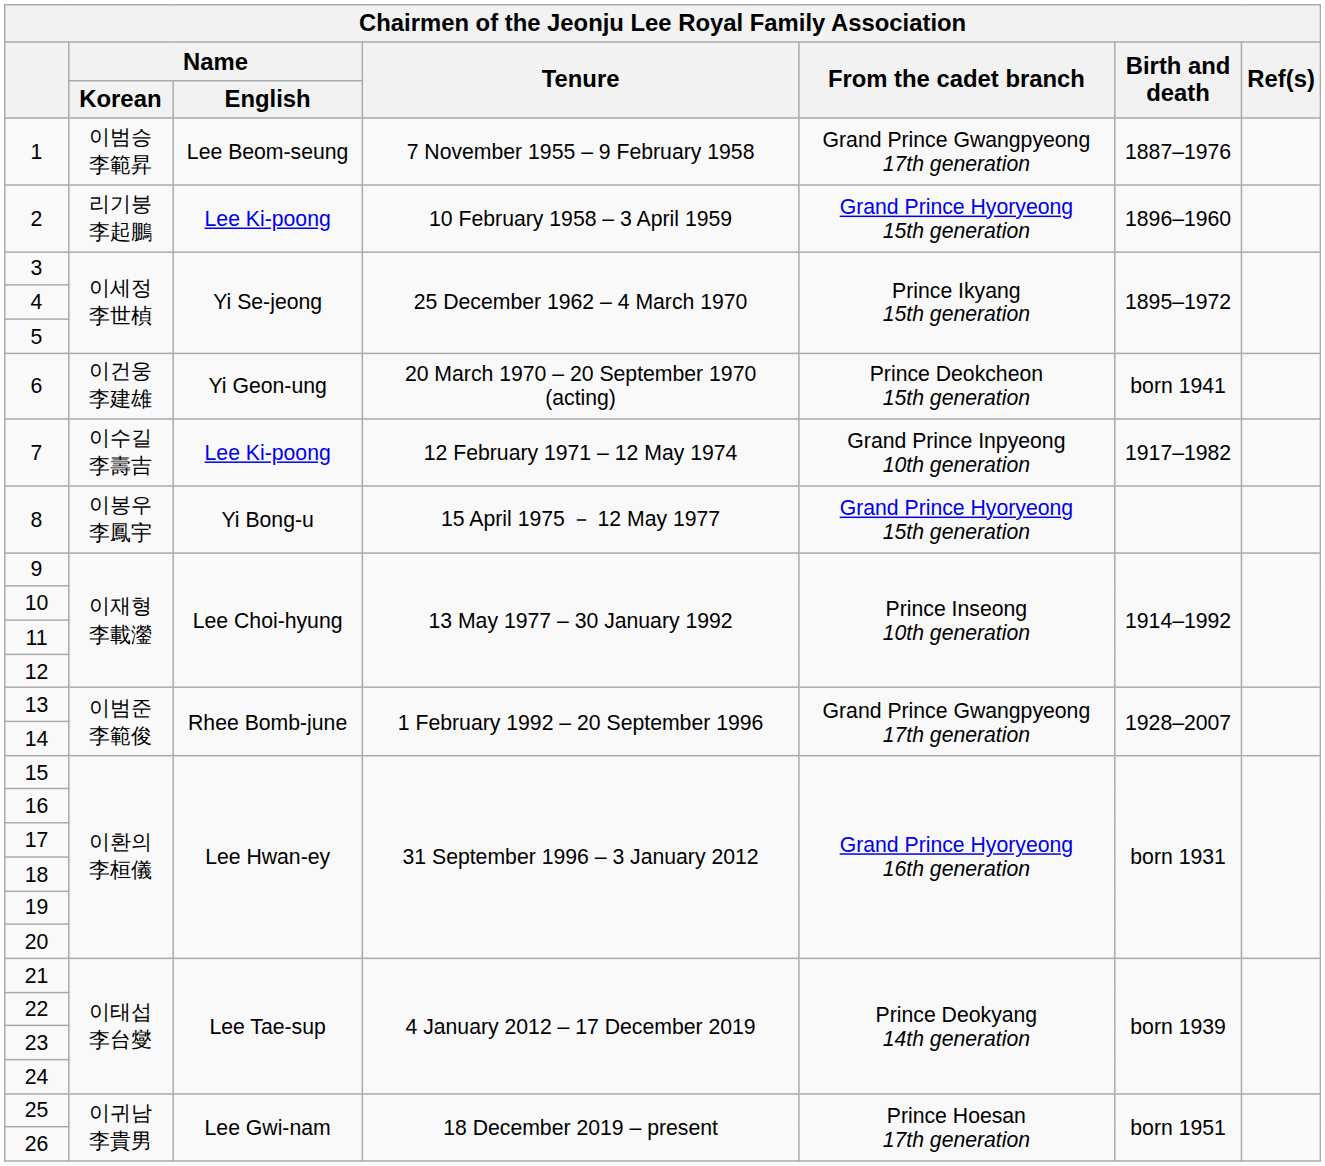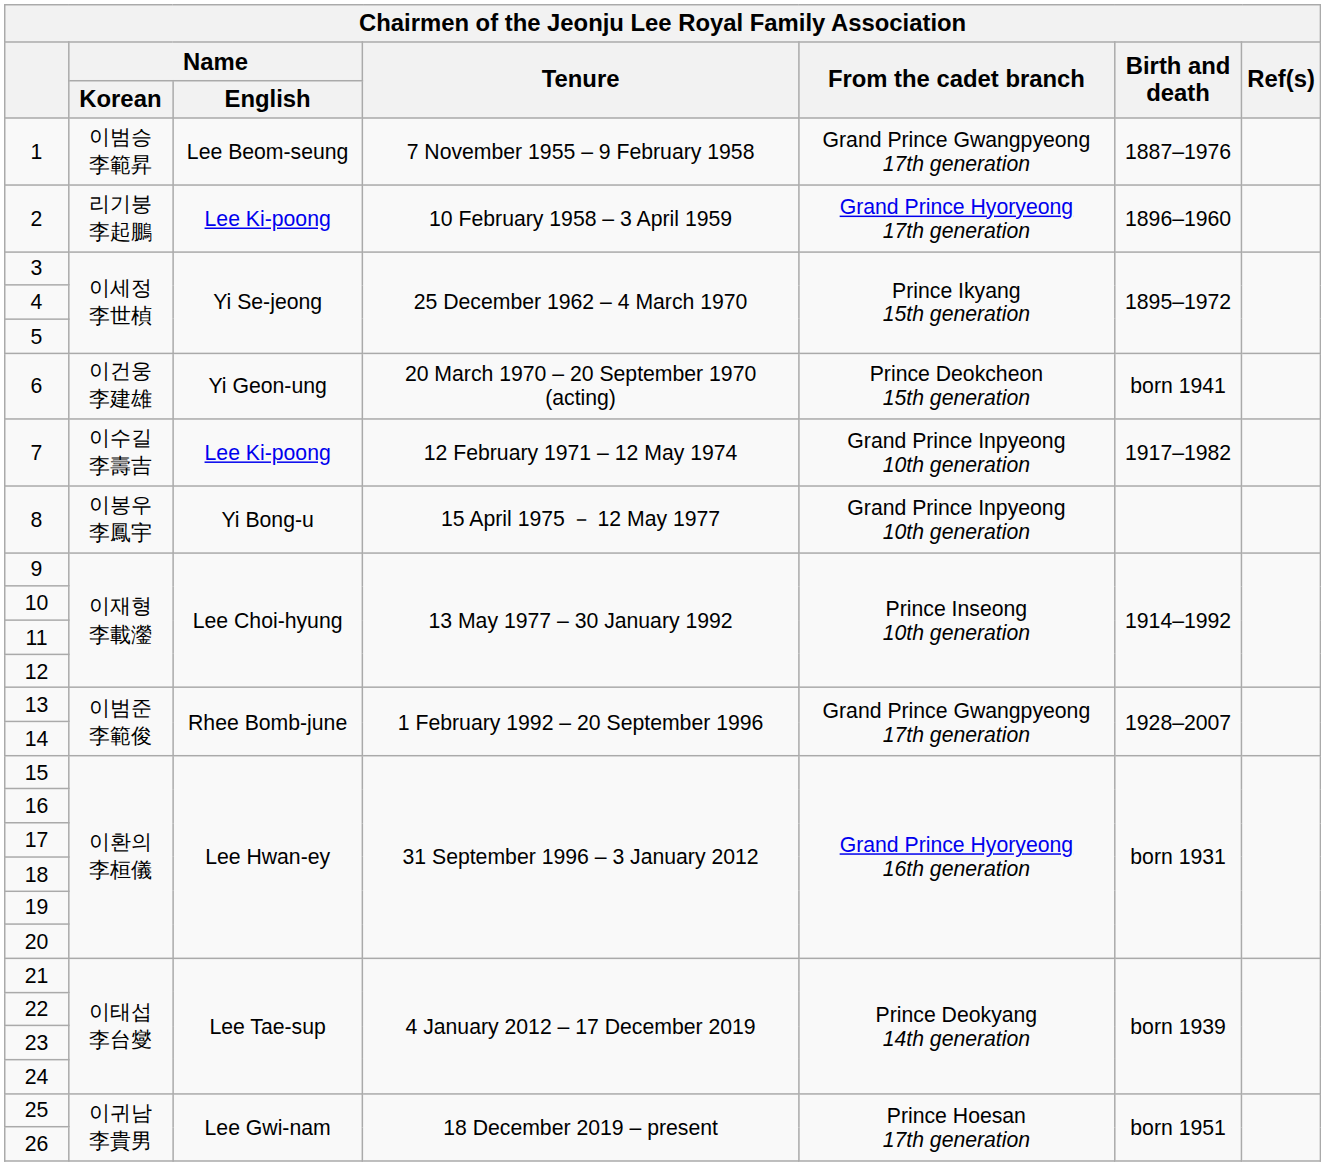(956, 218) Grand Prince Hyoryeong 15th generation -> (956, 218) Grand Prince Hyoryeong 17th generation
(956, 519) Grand Prince Hyoryeong 15th generation -> (956, 519) Grand Prince Inpyeong 10th generation
